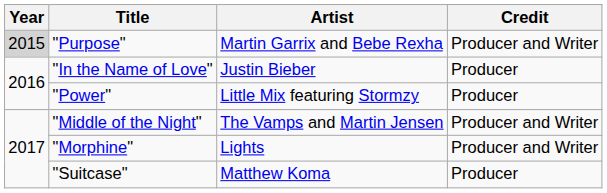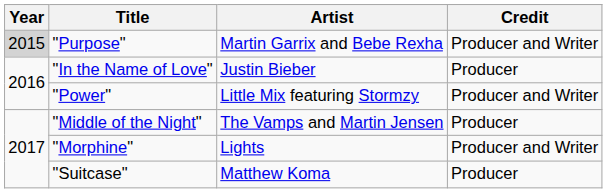(485, 95) Producer -> (525, 95) Producer and Writer
(525, 122) Producer and Writer -> (485, 122) Producer
